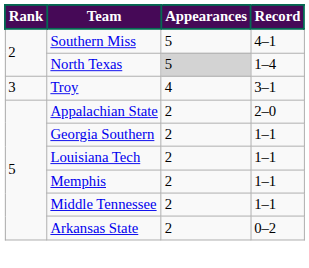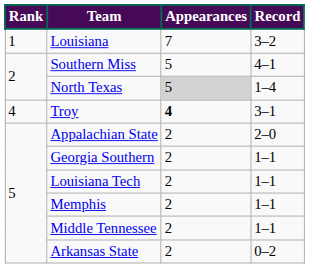+ row: (79, 41)
(12, 88) 3 -> (12, 111) 4
(168, 88) normal -> (168, 111) bold
